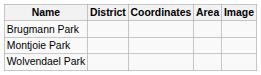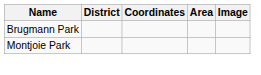- row: (46, 62)
